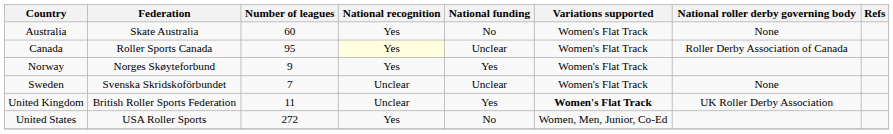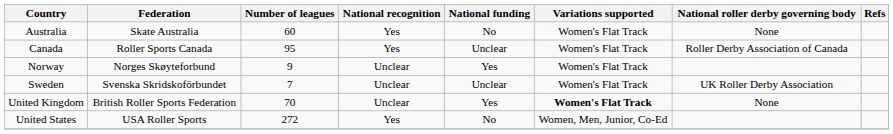(392, 48) lightyellow background -> (392, 48) no background
(392, 66) Yes -> (392, 66) Unclear
(767, 84) None -> (767, 84) UK Roller Derby Association
(290, 102) 11 -> (290, 102) 70
(767, 102) UK Roller Derby Association -> (767, 102) None
